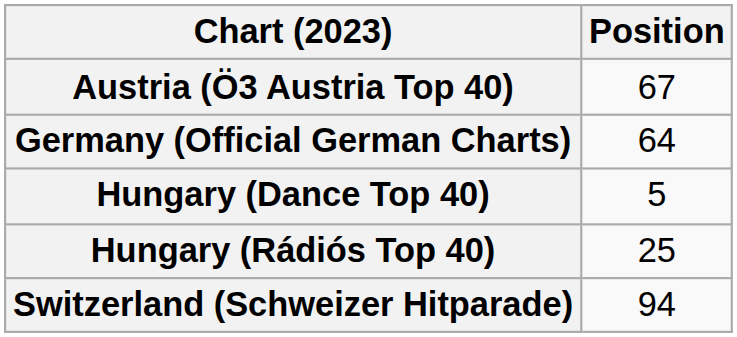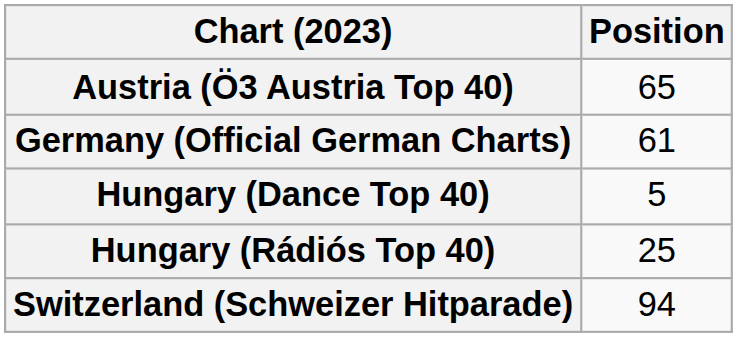(657, 86) 67 -> (657, 86) 65
(657, 140) 64 -> (657, 140) 61
